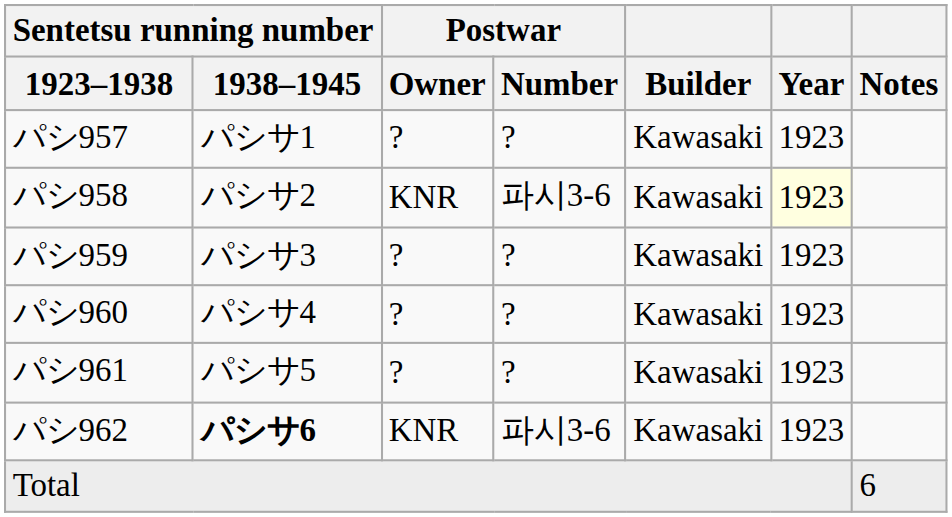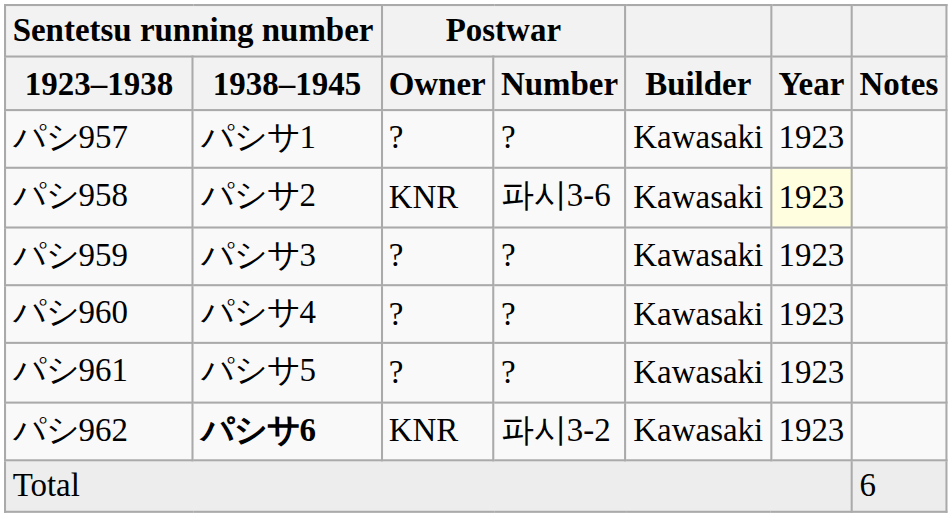(556, 429) 파시3-6 -> (556, 429) 파시3-2
